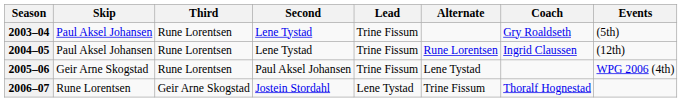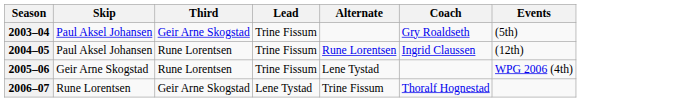- column: (303, 13)
(195, 32) Rune Lorentsen -> (204, 32) Geir Arne Skogstad
